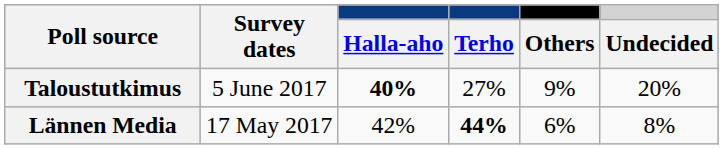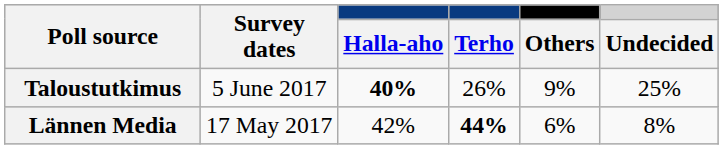(484, 87) 27% -> (484, 87) 26%
(659, 87) 20% -> (659, 87) 25%
